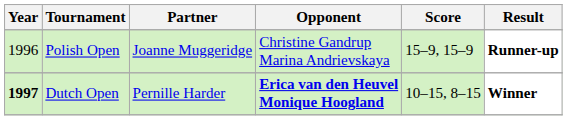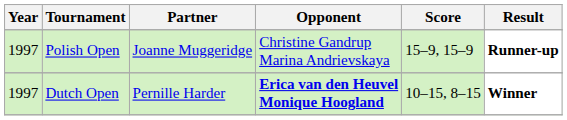(23, 51) 1996 -> (23, 51) 1997
(23, 94) bold -> (23, 94) normal
